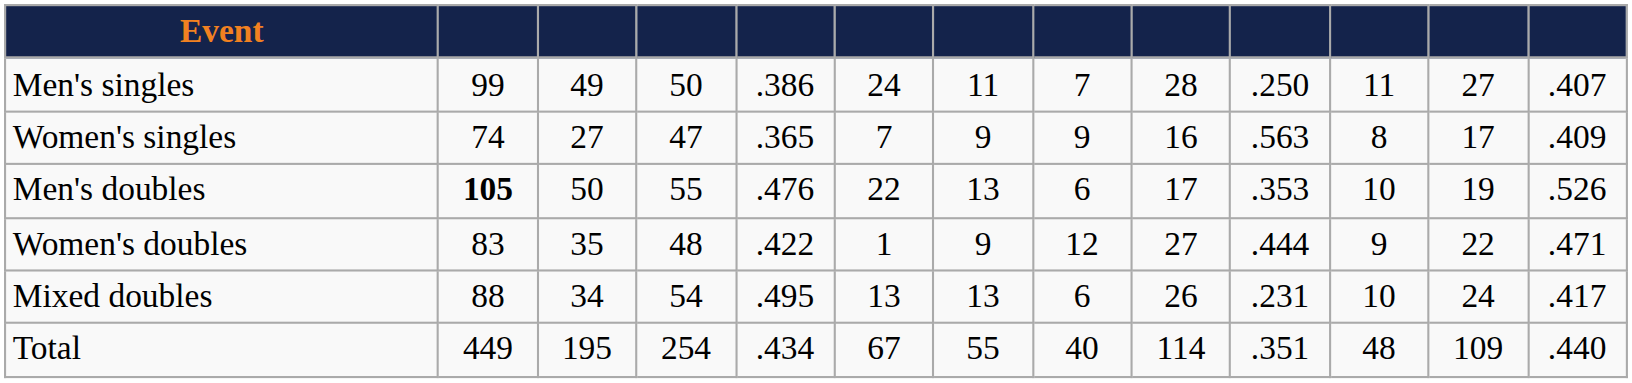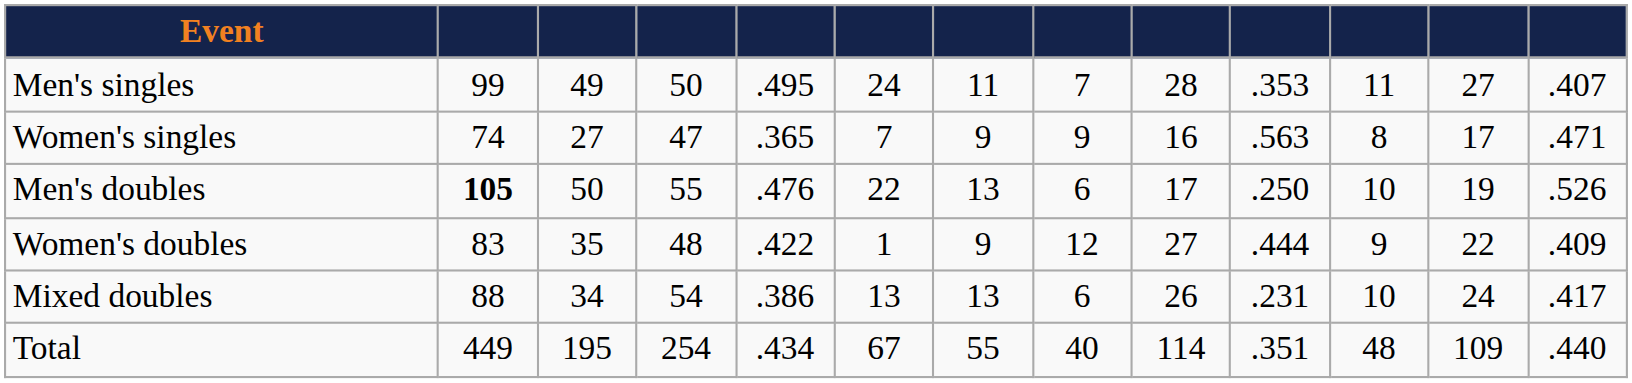(785, 84) .386 -> (785, 84) .495
(1280, 84) .250 -> (1280, 84) .353
(1577, 137) .409 -> (1577, 137) .471
(1280, 190) .353 -> (1280, 190) .250
(1577, 243) .471 -> (1577, 243) .409
(785, 296) .495 -> (785, 296) .386
